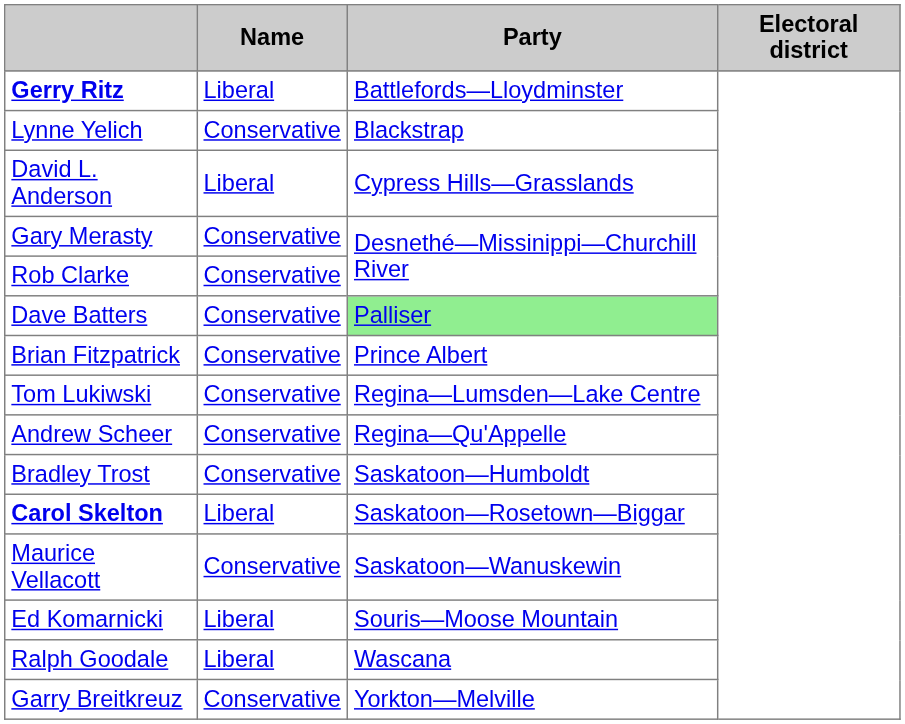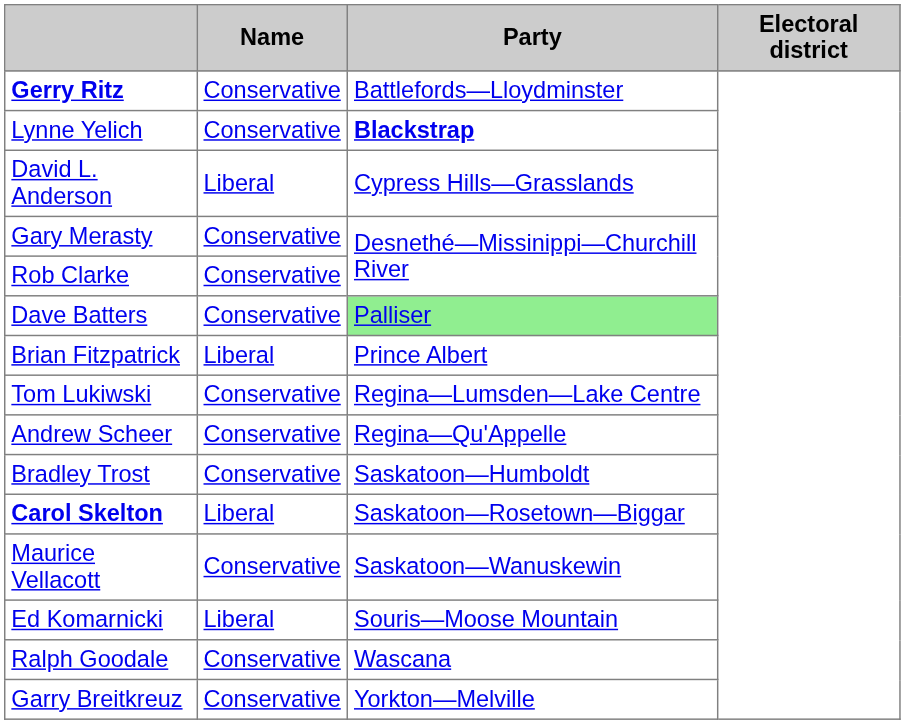(239, 90) Liberal -> (272, 90) Conservative
(409, 130) normal -> (414, 130) bold
(272, 355) Conservative -> (239, 355) Liberal
(239, 659) Liberal -> (272, 659) Conservative
